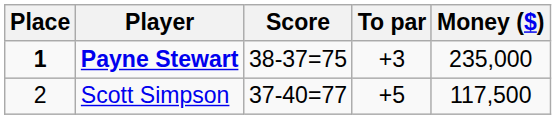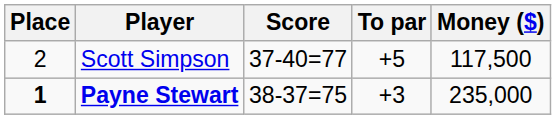rows swapped: (160, 59) <-> (155, 95)
